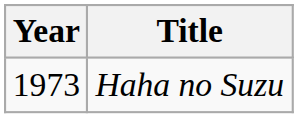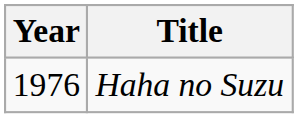(46, 84) 1973 -> (46, 84) 1976
